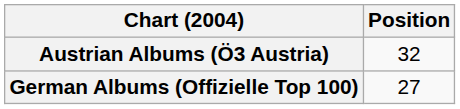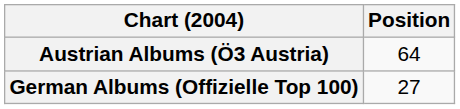(409, 53) 32 -> (409, 53) 64
